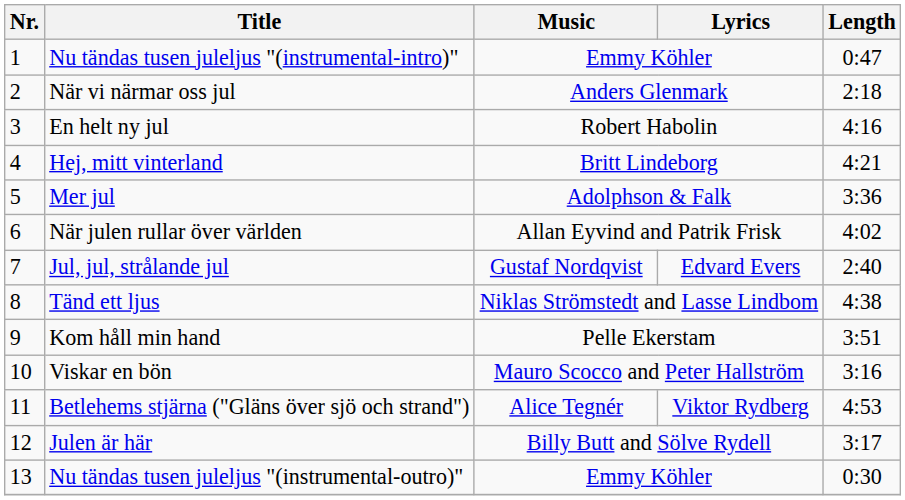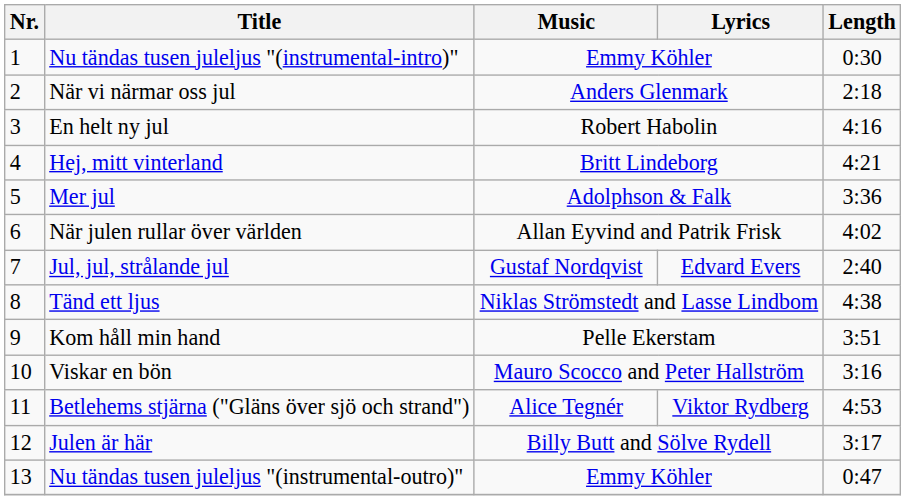(862, 57) 0:47 -> (862, 57) 0:30
(862, 477) 0:30 -> (862, 477) 0:47
